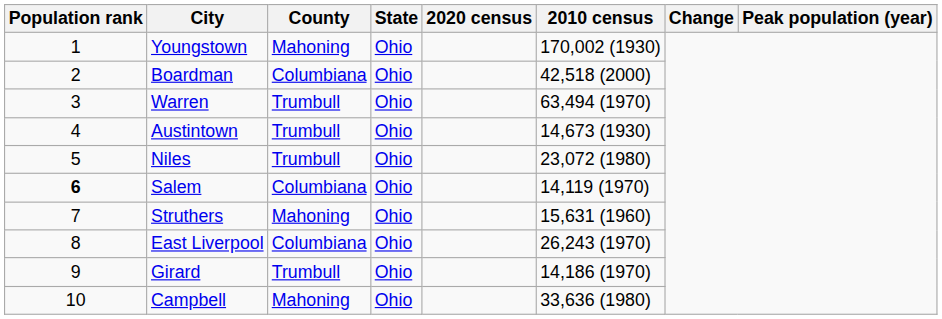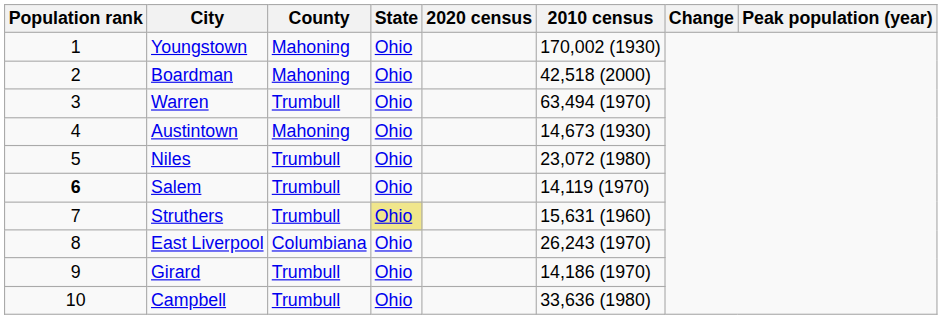(319, 74) Columbiana -> (311, 74) Mahoning
(306, 131) Trumbull -> (311, 131) Mahoning
(319, 187) Columbiana -> (306, 187) Trumbull
(311, 215) Mahoning -> (306, 215) Trumbull
(393, 215) no background -> (393, 215) khaki background
(311, 300) Mahoning -> (306, 300) Trumbull
